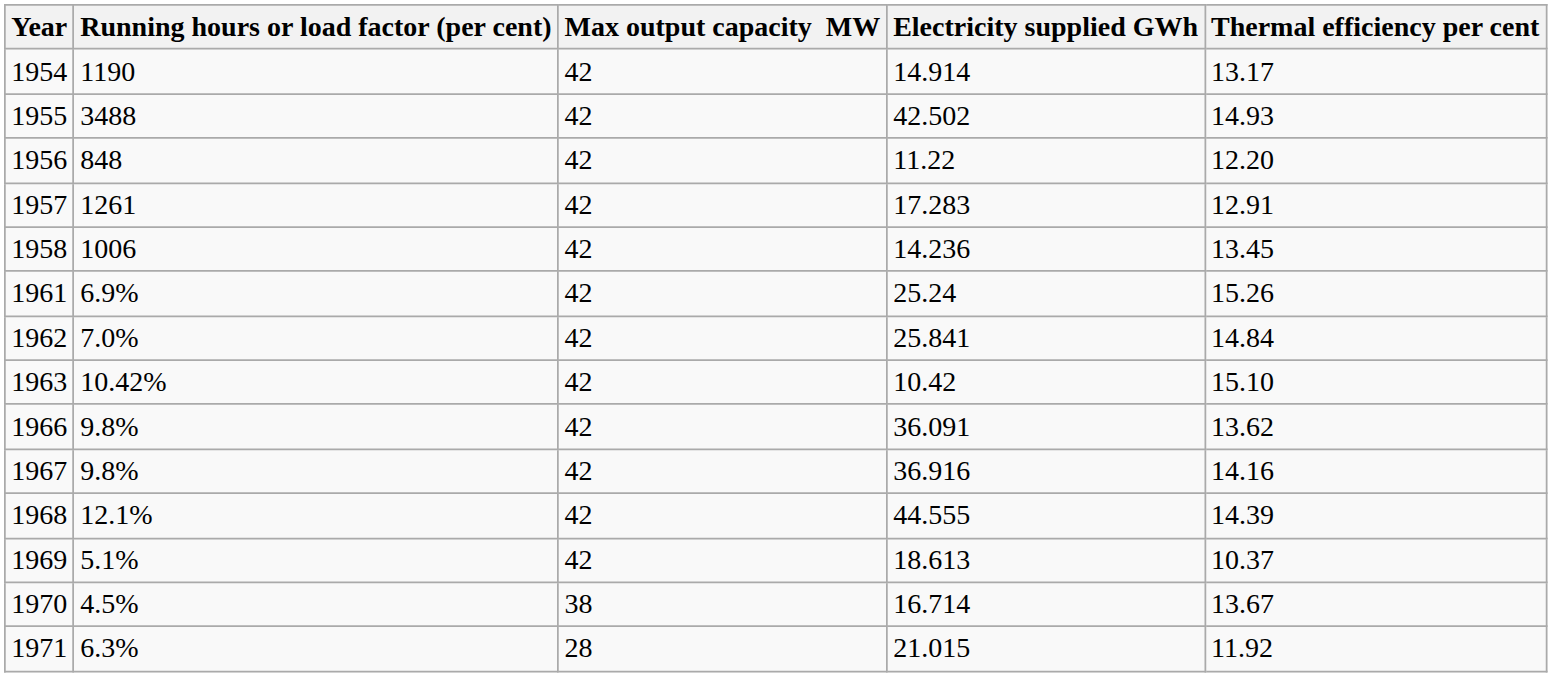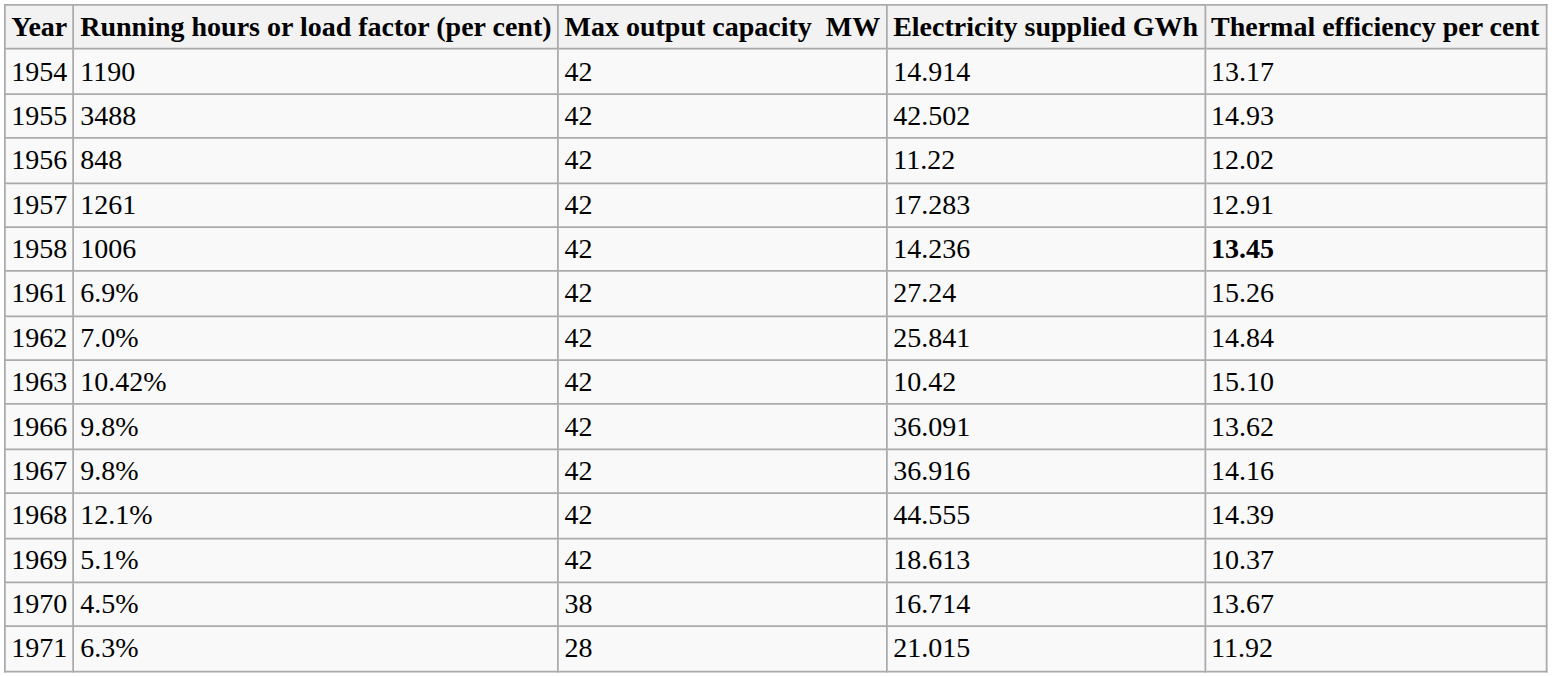(1242, 159) 12.20 -> (1242, 159) 12.02
(1242, 248) normal -> (1242, 248) bold
(925, 293) 25.24 -> (925, 293) 27.24
